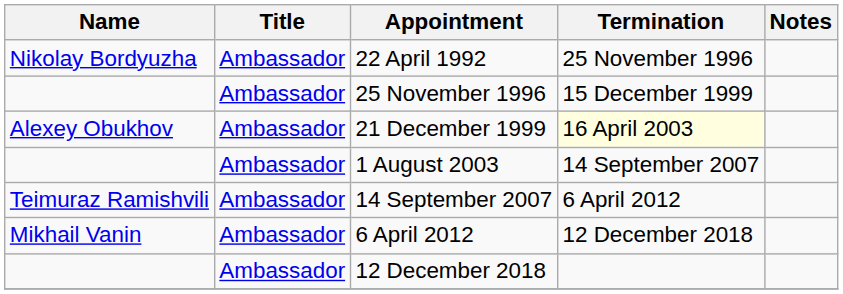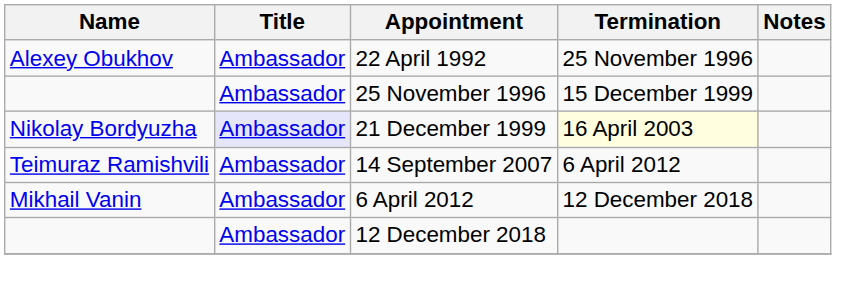(103, 57) Nikolay Bordyuzha -> (91, 57) Alexey Obukhov
(91, 128) Alexey Obukhov -> (103, 128) Nikolay Bordyuzha
(282, 128) no background -> (282, 128) lavender background
- row: (427, 164)
